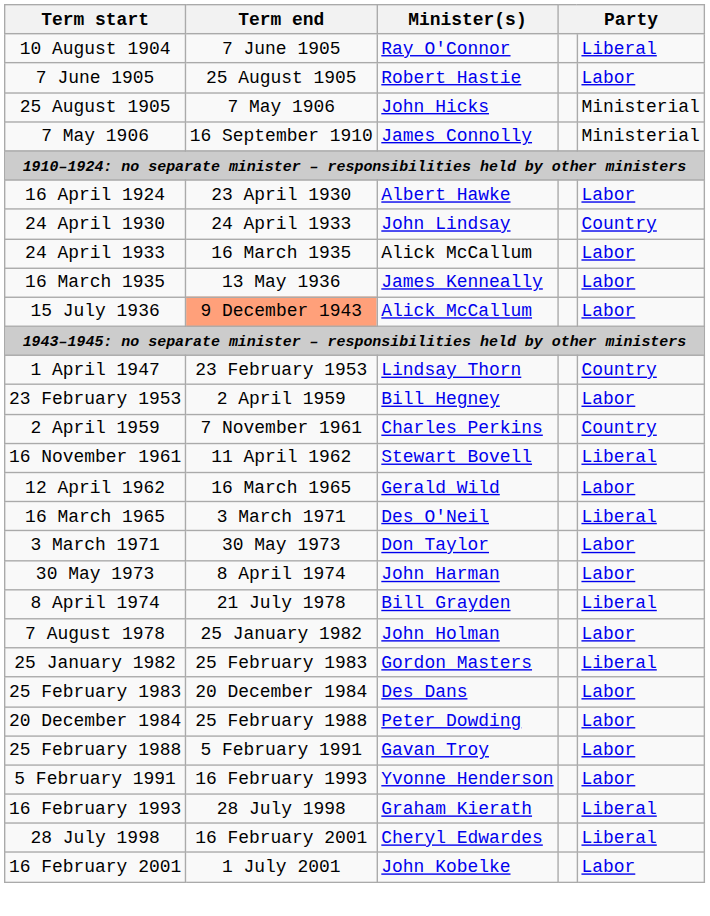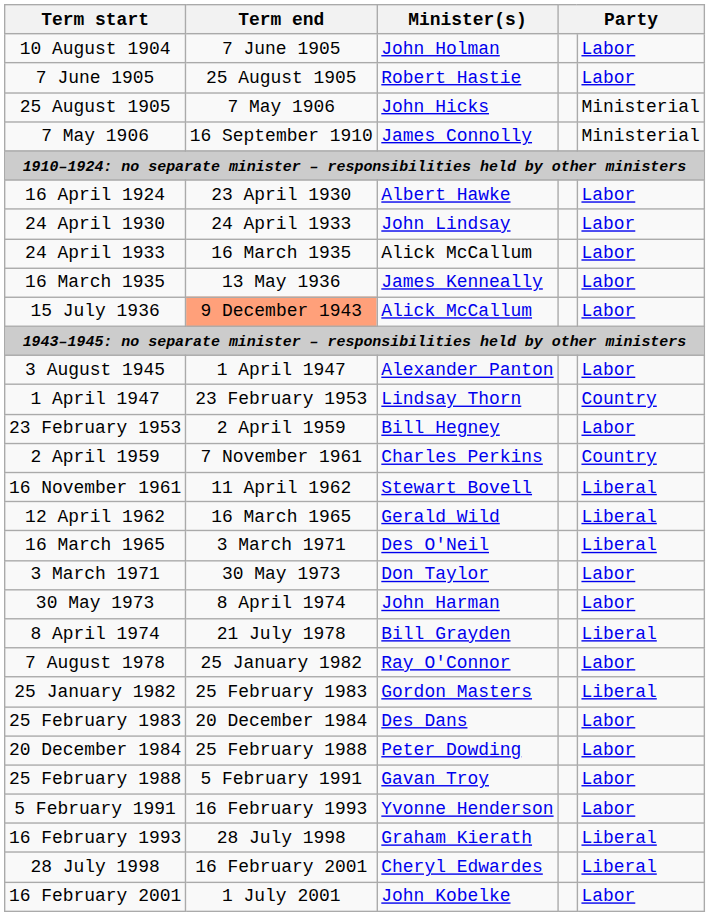(446, 49) Ray O'Connor -> (441, 49) John Holman
(619, 49) Liberal -> (608, 49) Labor
(619, 224) Country -> (608, 224) Labor
+ row: (95, 370)
(608, 487) Labor -> (619, 516) Liberal
(441, 633) John Holman -> (446, 663) Ray O'Connor
